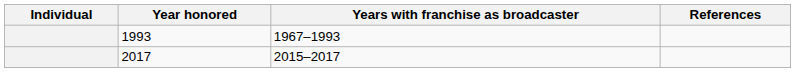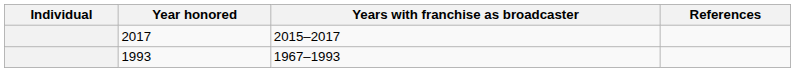rows swapped: (136, 36) <-> (136, 57)
